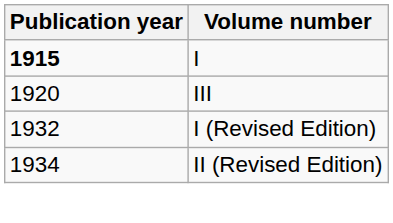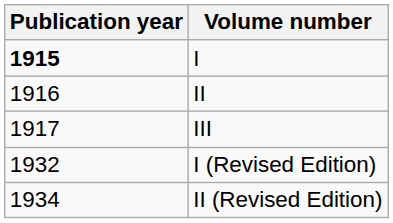+ row: (199, 93)
(35, 93) 1920 -> (35, 128) 1917
